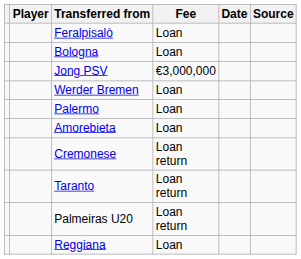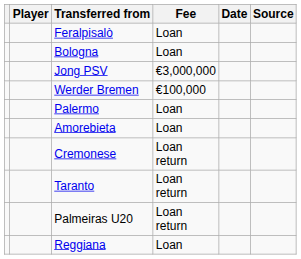(169, 90) Loan -> (181, 90) €100,000
